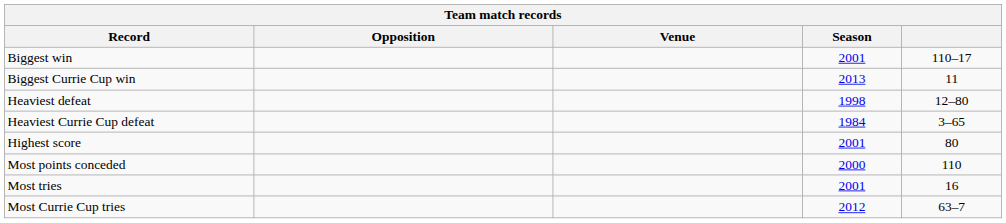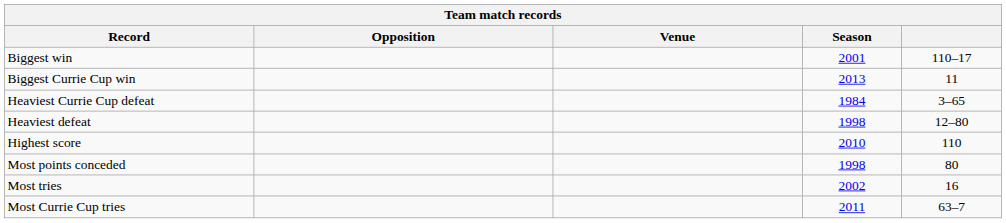rows swapped: (49, 100) <-> (81, 121)
(852, 143) 2001 -> (852, 143) 2010
(952, 143) 80 -> (952, 143) 110
(852, 164) 2000 -> (852, 164) 1998
(952, 164) 110 -> (952, 164) 80
(852, 185) 2001 -> (852, 185) 2002
(852, 206) 2012 -> (852, 206) 2011
